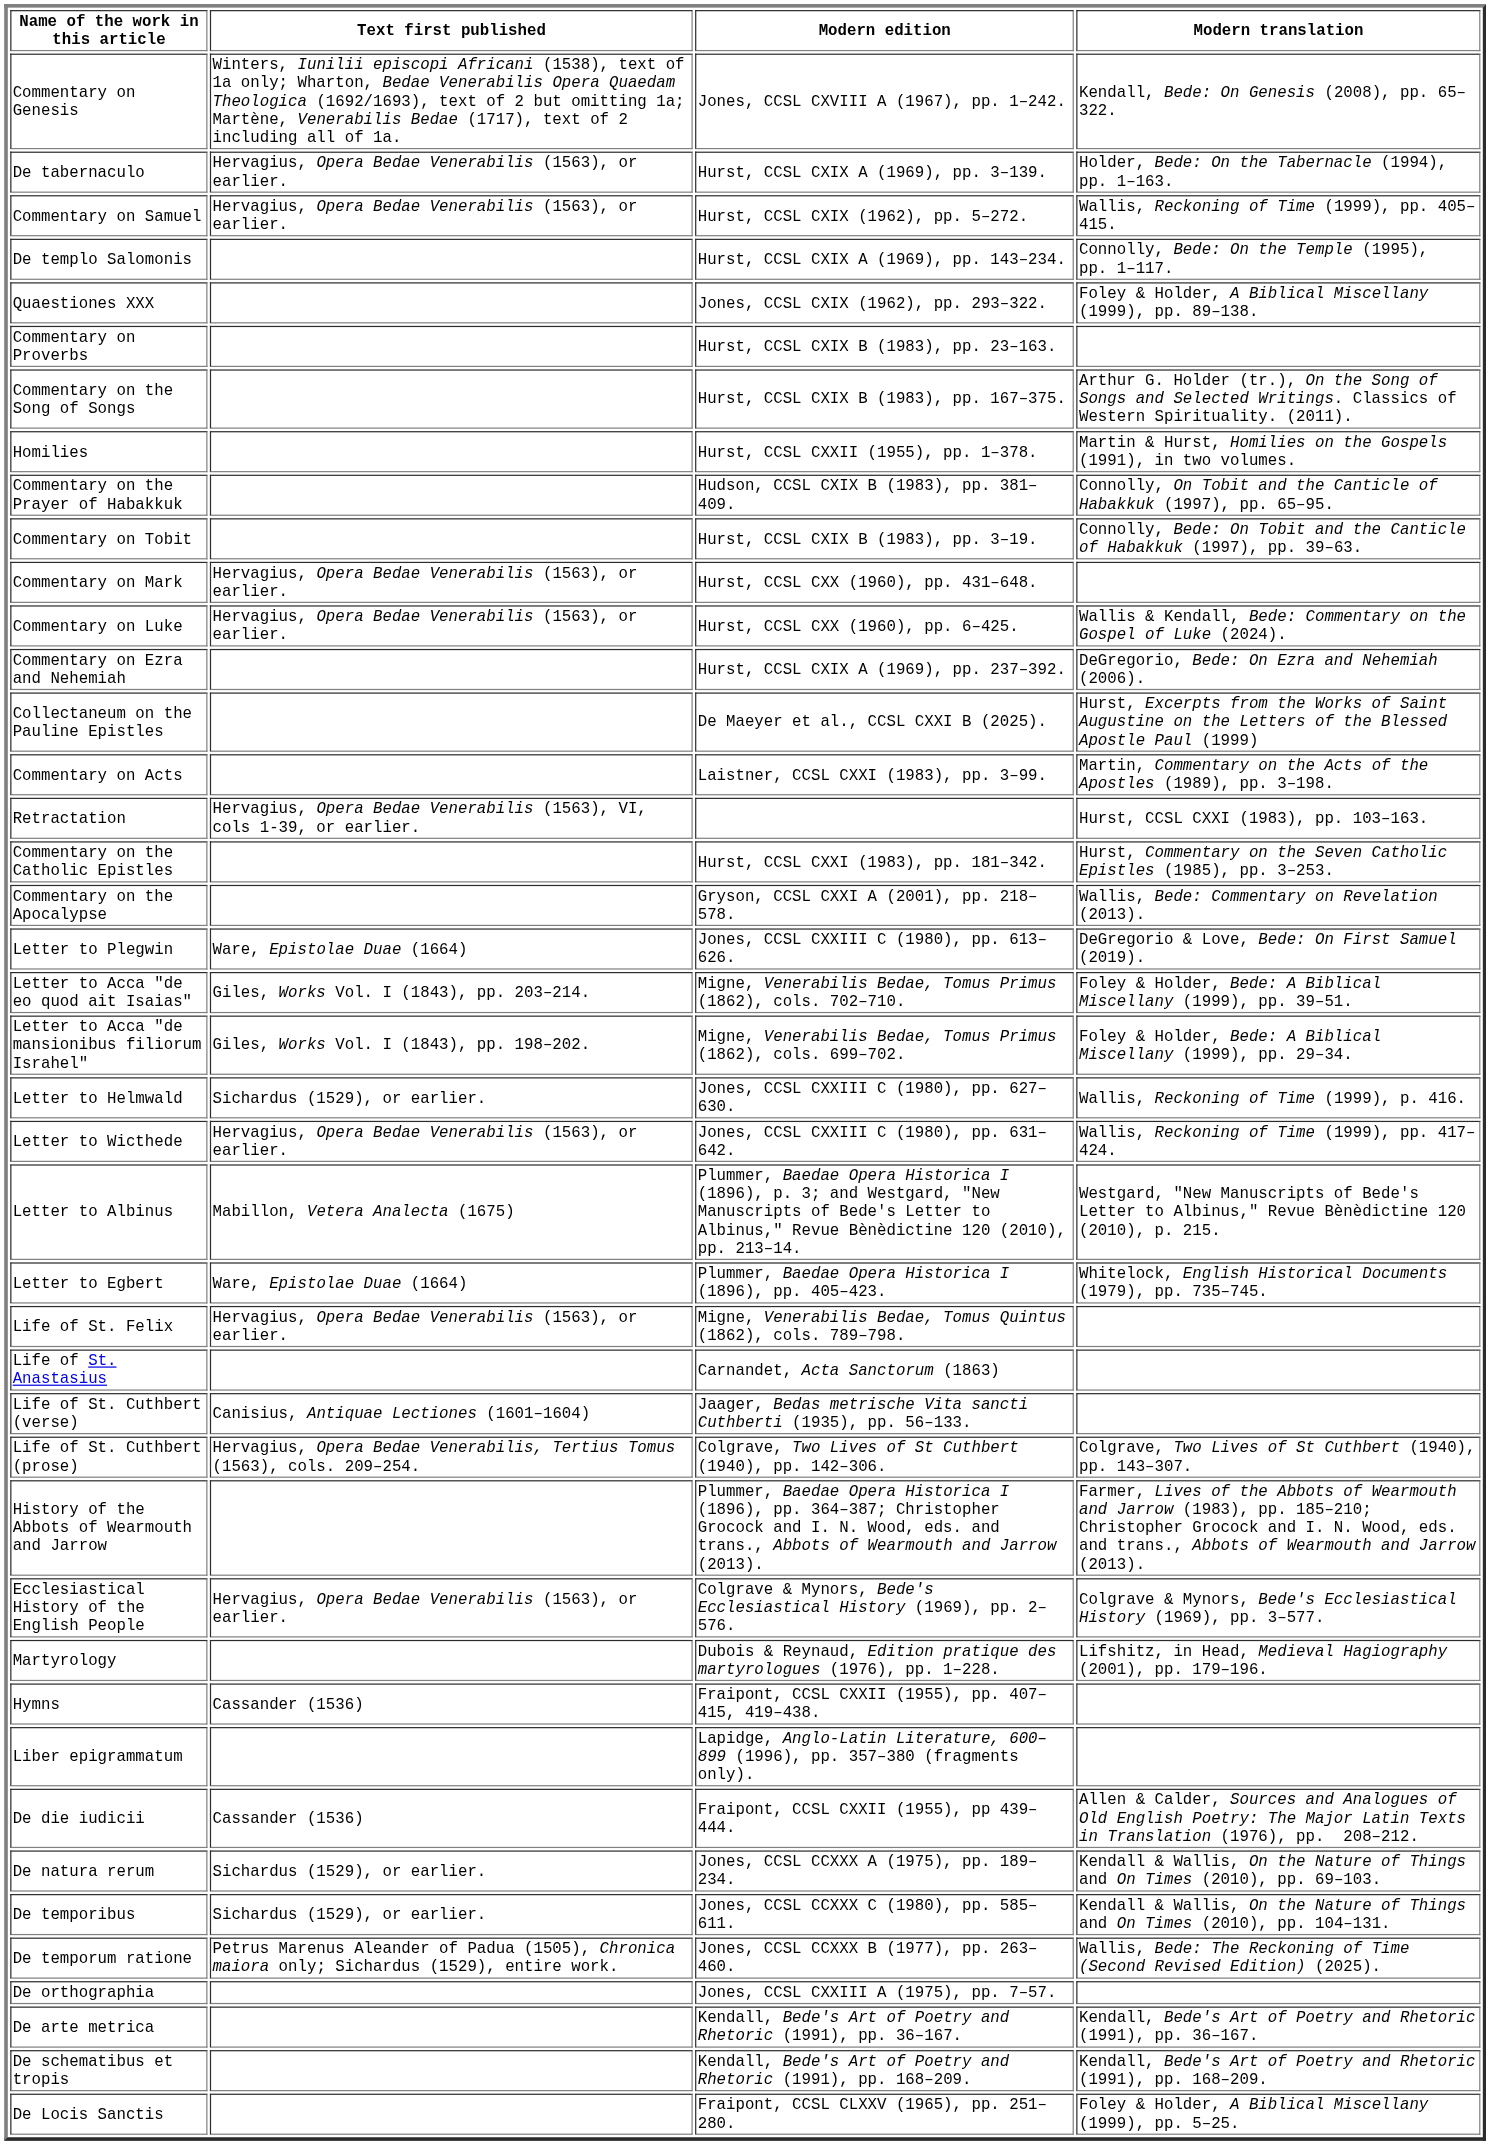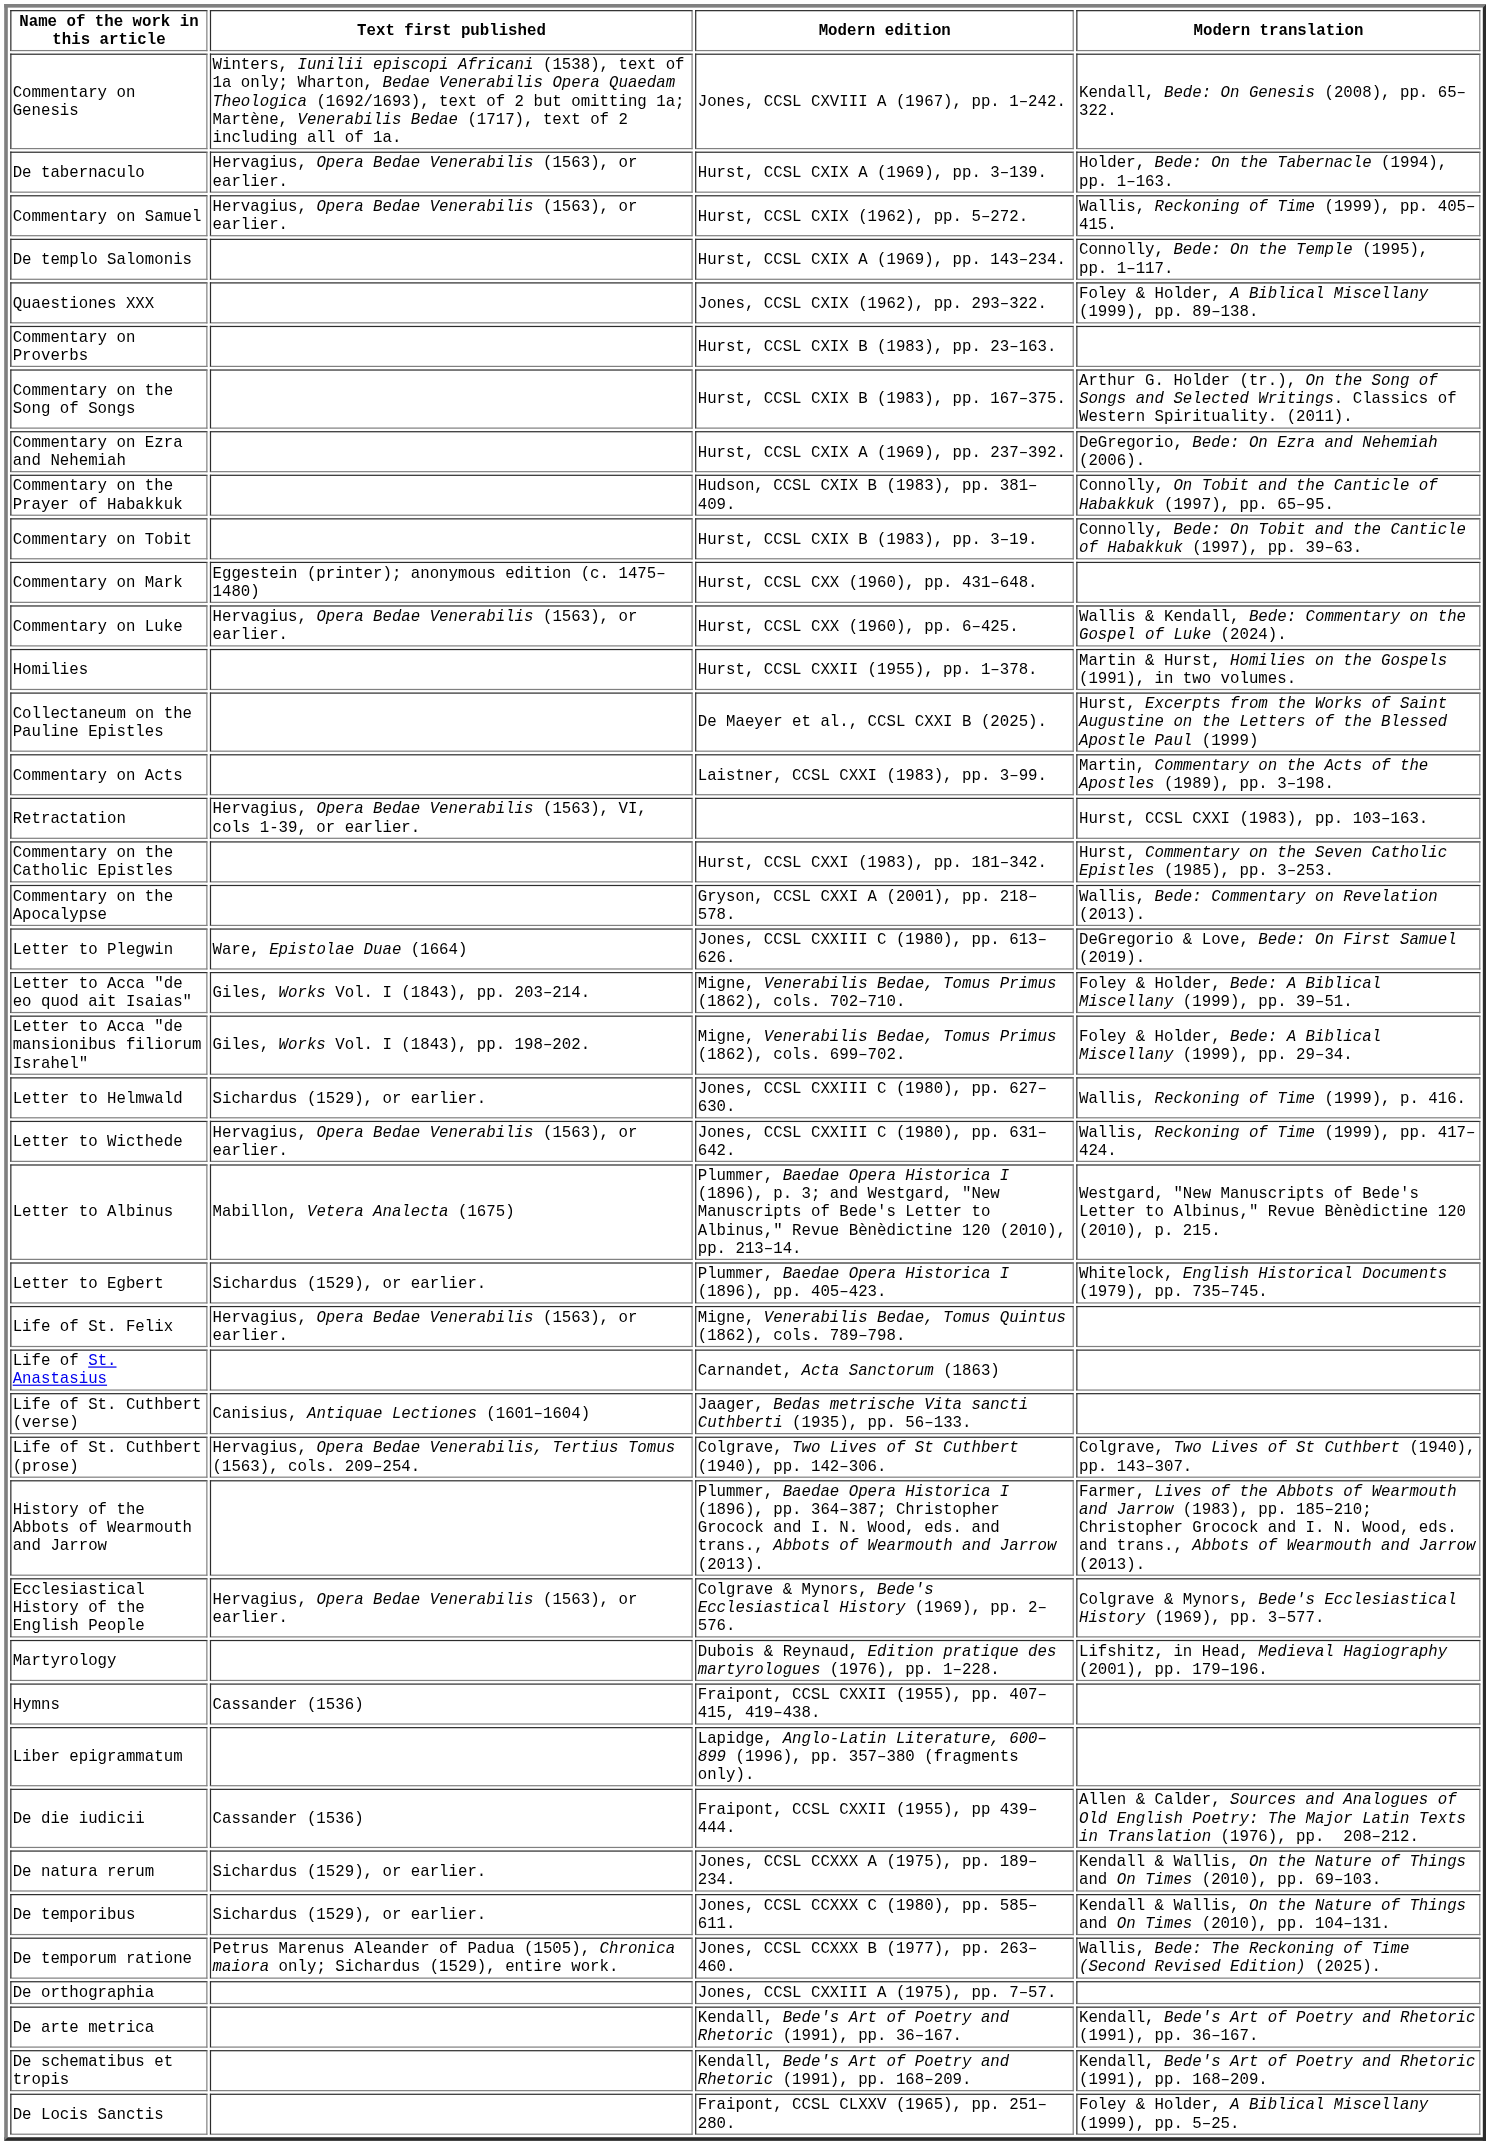rows swapped: (98, 670) <-> (50, 452)
(425, 582) Hervagius, Opera Bedae Venerabilis (1563), or earlier. -> (439, 582) Eggestein (printer); anonymous edition (c. 1475–1480)
(340, 1283) Ware, Epistolae Duae (1664) -> (349, 1283) Sichardus (1529), or earlier.
